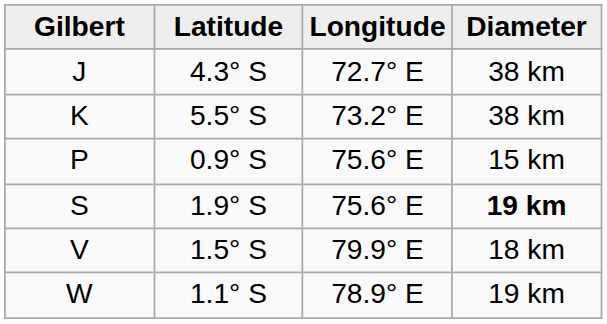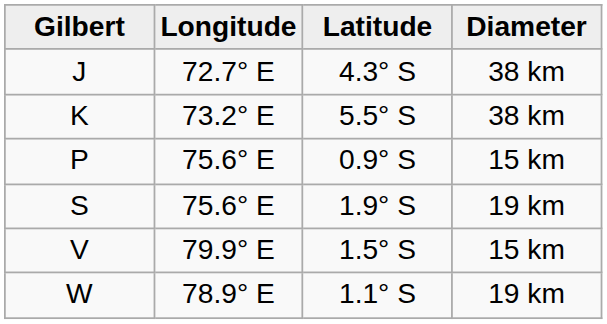columns swapped: (228, 26) <-> (378, 26)
(527, 205) bold -> (527, 205) normal
(527, 250) 18 km -> (527, 250) 15 km
